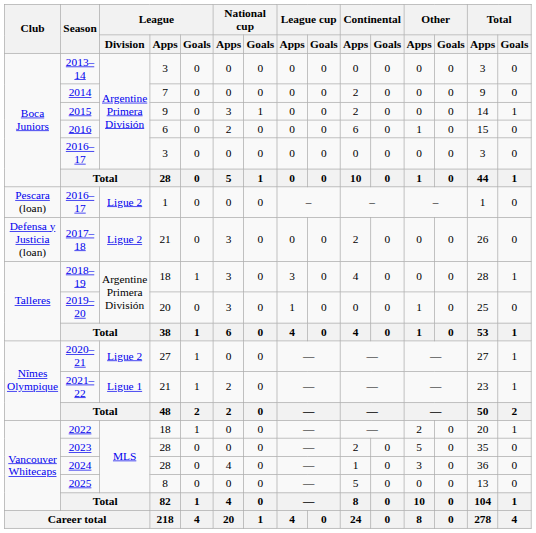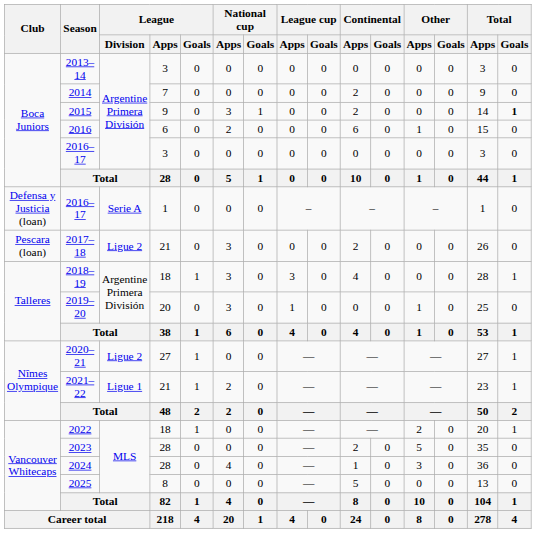(514, 111) normal -> (514, 111) bold
(33, 202) Pescara (loan) -> (33, 208) Defensa y Justicia (loan)
(125, 202) Ligue 2 -> (125, 208) Serie A
(33, 239) Defensa y Justicia (loan) -> (33, 245) Pescara (loan)
